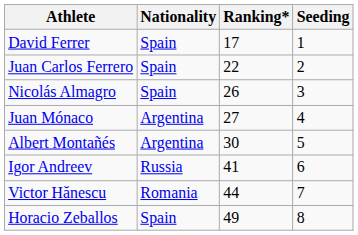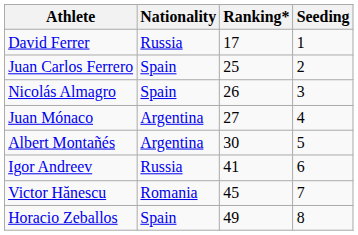(158, 42) Spain -> (161, 42) Russia
(231, 67) 22 -> (231, 67) 25
(231, 192) 44 -> (231, 192) 45
